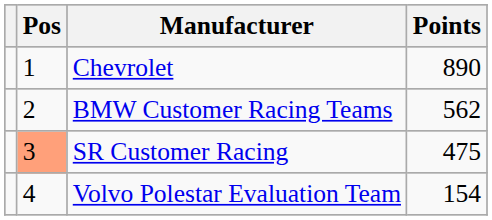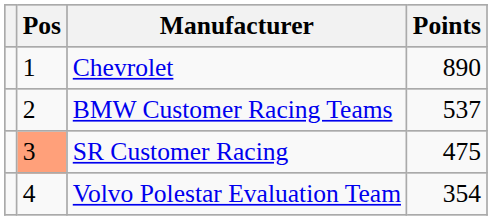(462, 109) 562 -> (462, 109) 537
(462, 194) 154 -> (462, 194) 354
